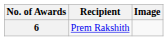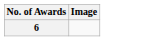- column: (100, 12)
